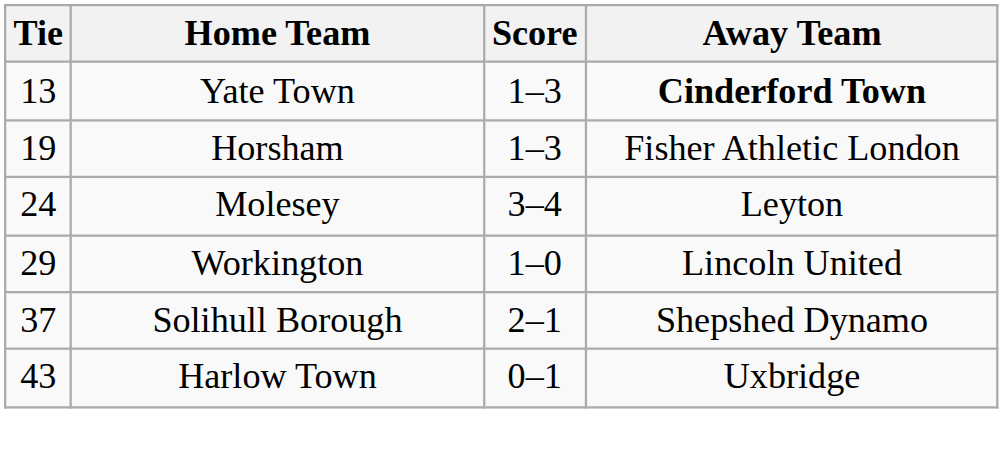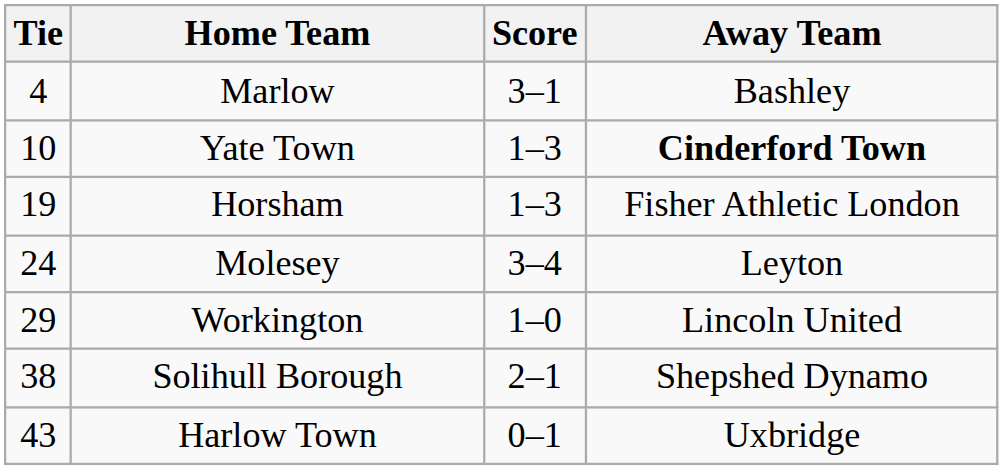+ row: (277, 90)
(38, 90) 13 -> (38, 147) 10
(38, 319) 37 -> (38, 377) 38
